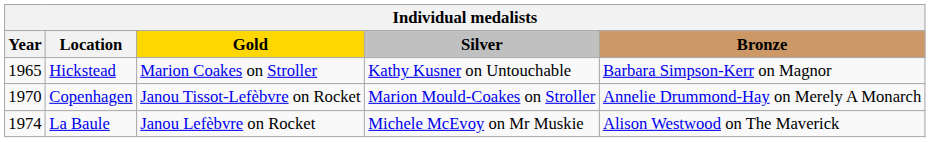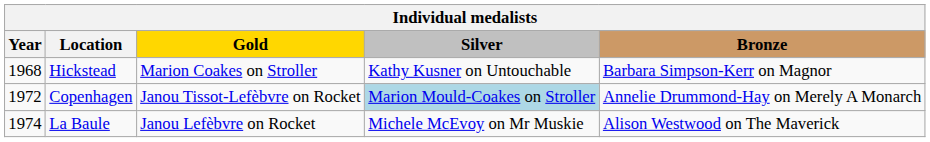(25, 70) 1965 -> (25, 70) 1968
(25, 96) 1970 -> (25, 96) 1972
(482, 96) no background -> (482, 96) lightblue background
